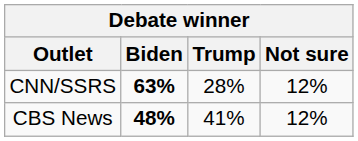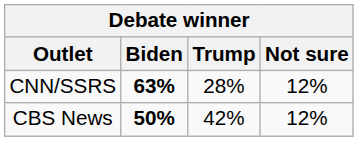(154, 119) 48% -> (154, 119) 50%
(224, 119) 41% -> (224, 119) 42%
